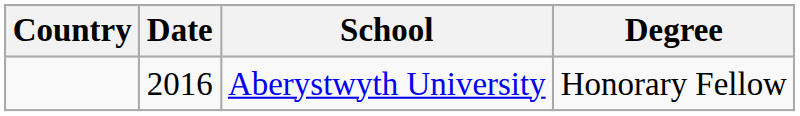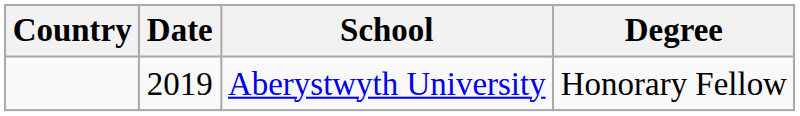(180, 82) 2016 -> (180, 82) 2019
